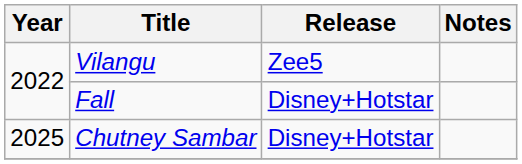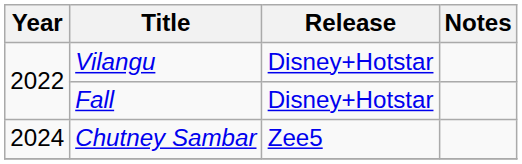(295, 61) Zee5 -> (351, 61) Disney+Hotstar
(37, 138) 2025 -> (37, 138) 2024
(351, 138) Disney+Hotstar -> (295, 138) Zee5
